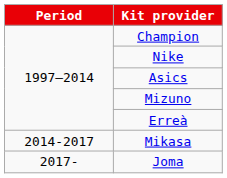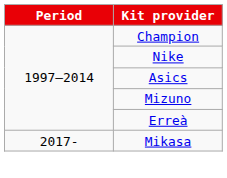(59, 141) 2014-2017 -> (59, 141) 2017-
- row: (168, 162)
